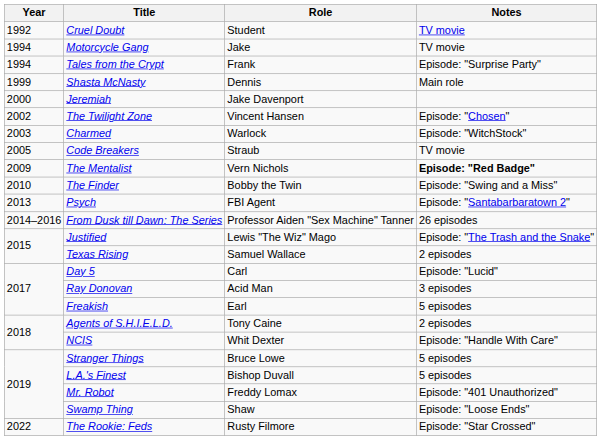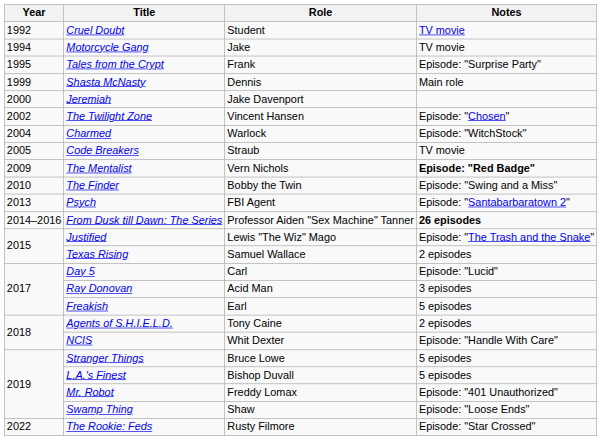(19, 64) 1994 -> (19, 64) 1995
(19, 133) 2003 -> (19, 133) 2004
(448, 220) normal -> (450, 220) bold
